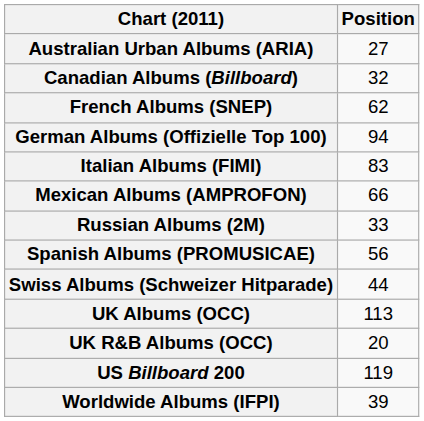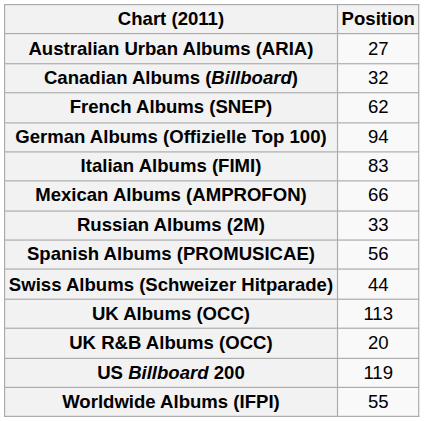(378, 401) 39 -> (378, 401) 55
